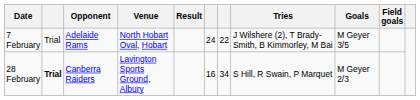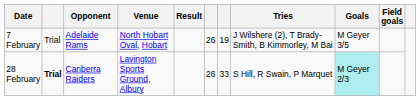(211, 40) 24 -> (211, 40) 26
(224, 40) 22 -> (224, 40) 19
(211, 74) 16 -> (211, 74) 26
(224, 74) 34 -> (224, 74) 33
(353, 74) no background -> (353, 74) paleturquoise background
